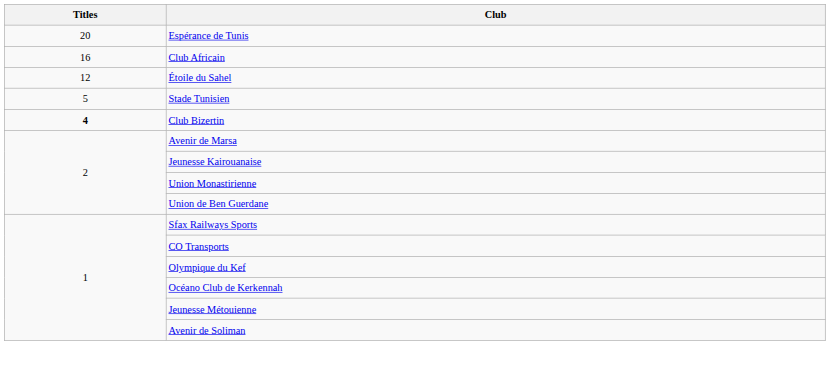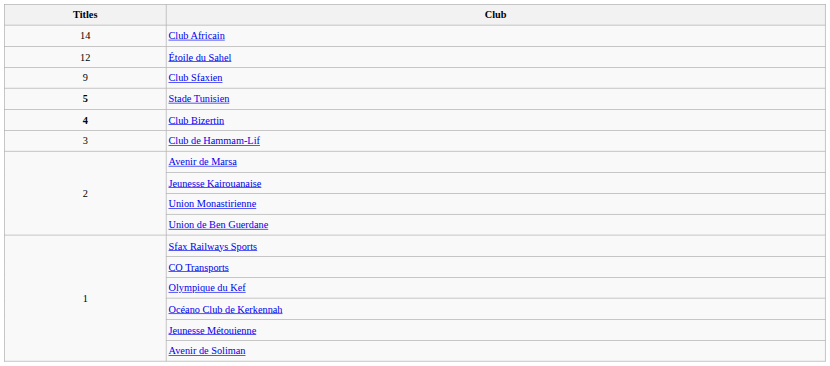- row: (209, 36)
(85, 57) 16 -> (85, 36) 14
+ row: (196, 78)
(85, 99) normal -> (85, 99) bold
+ row: (214, 141)
